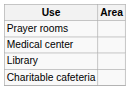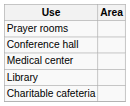+ row: (43, 45)
